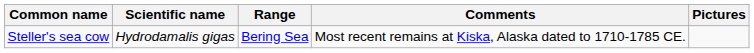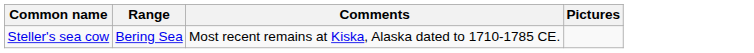- column: (175, 15)
